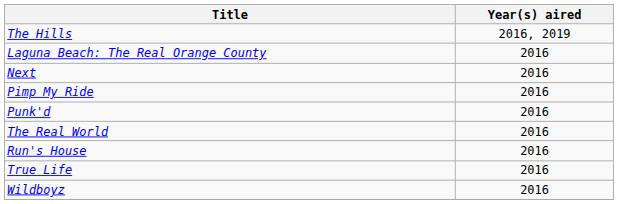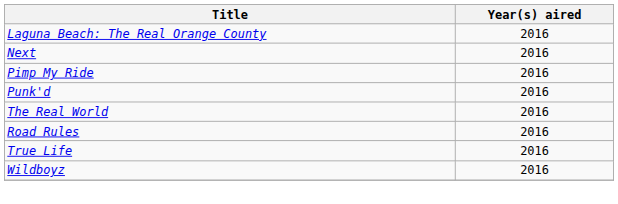- row: (40, 34)
+ row: (43, 131)
- row: (47, 151)
